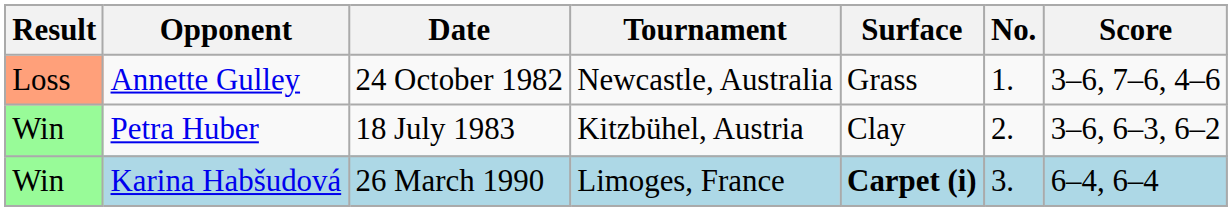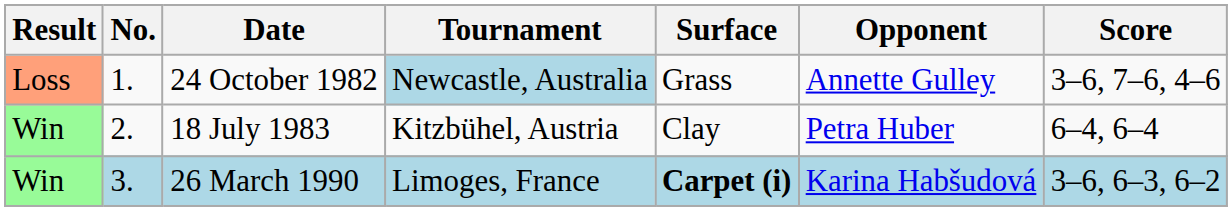columns swapped: (1014, 29) <-> (226, 29)
(705, 79) no background -> (520, 79) lightblue background
(1136, 129) 3–6, 6–3, 6–2 -> (1105, 129) 6–4, 6–4
(1105, 179) 6–4, 6–4 -> (1136, 179) 3–6, 6–3, 6–2
